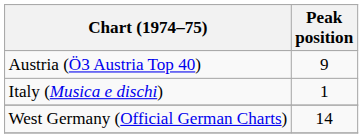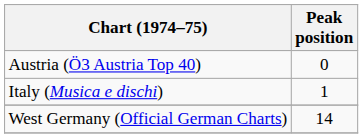(324, 64) 9 -> (324, 64) 0
